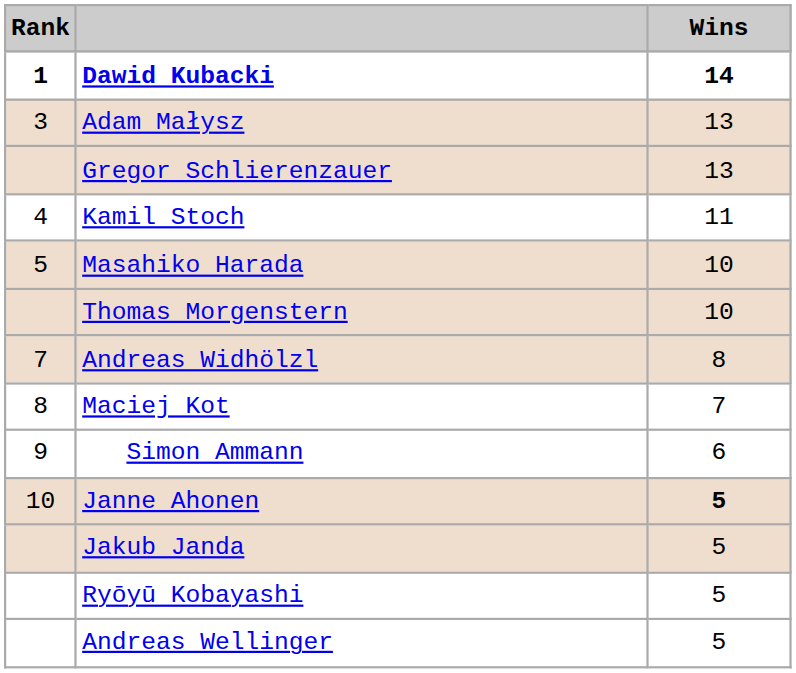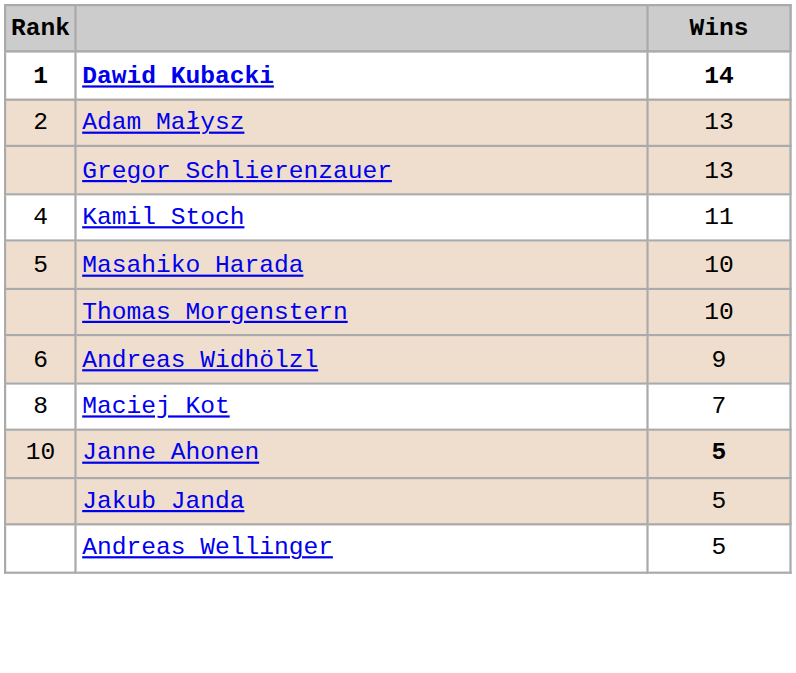(41, 123) 3 -> (41, 123) 2
(41, 360) 7 -> (41, 360) 6
(719, 360) 8 -> (719, 360) 9
- row: (193, 454)
- row: (193, 596)
